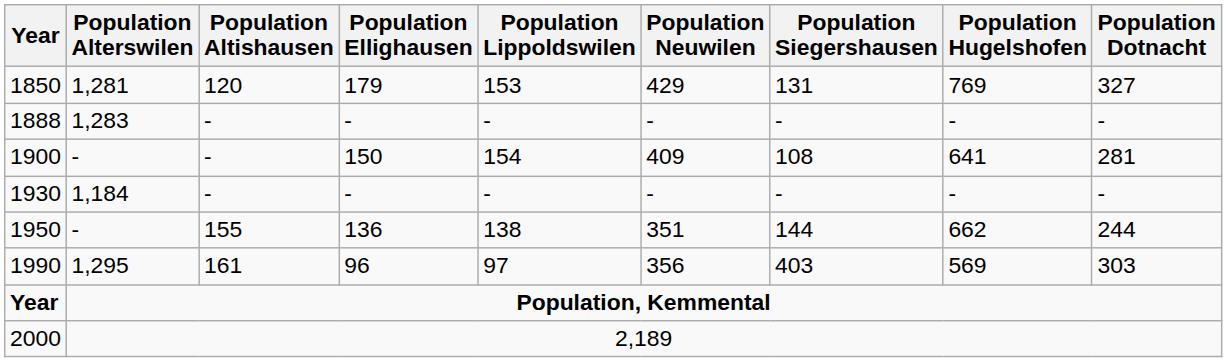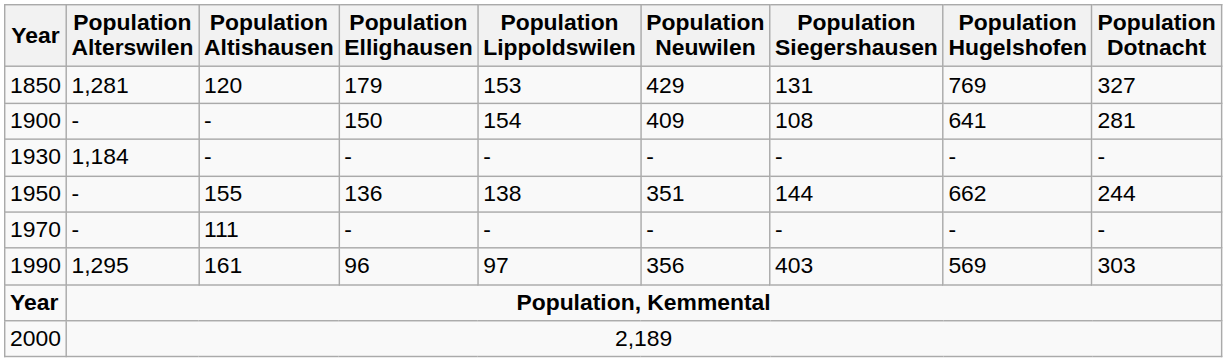- row: (35, 120)
+ row: (35, 229)
